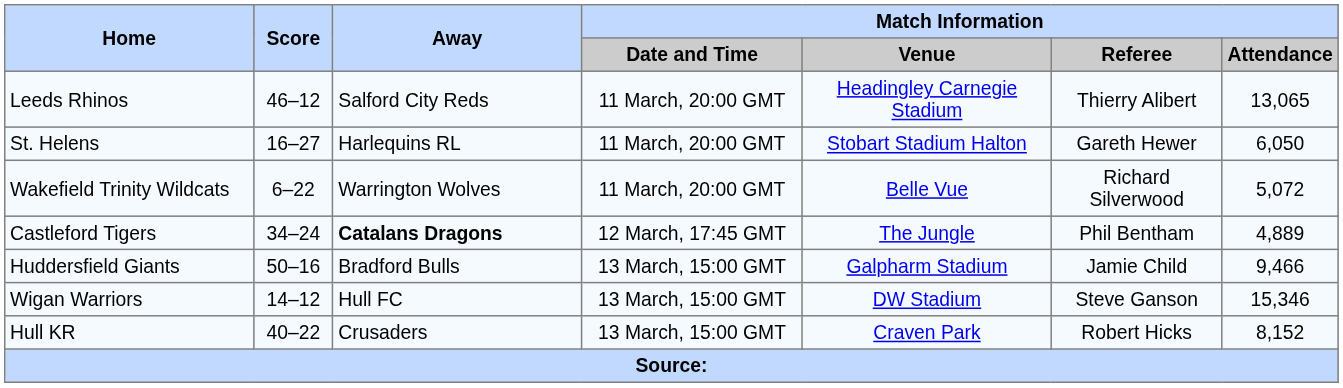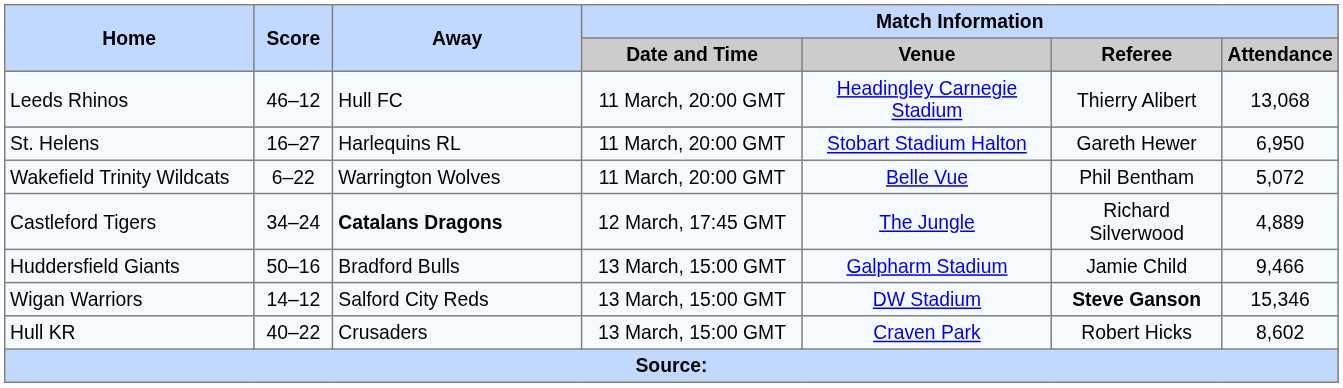(413, 99) Salford City Reds -> (371, 99) Hull FC
(1280, 99) 13,065 -> (1280, 99) 13,068
(1280, 144) 6,050 -> (1280, 144) 6,950
(1137, 188) Richard Silverwood -> (1137, 177) Phil Bentham
(1137, 233) Phil Bentham -> (1137, 221) Richard Silverwood
(371, 299) Hull FC -> (413, 299) Salford City Reds
(1137, 299) normal -> (1137, 299) bold
(1280, 332) 8,152 -> (1280, 332) 8,602
